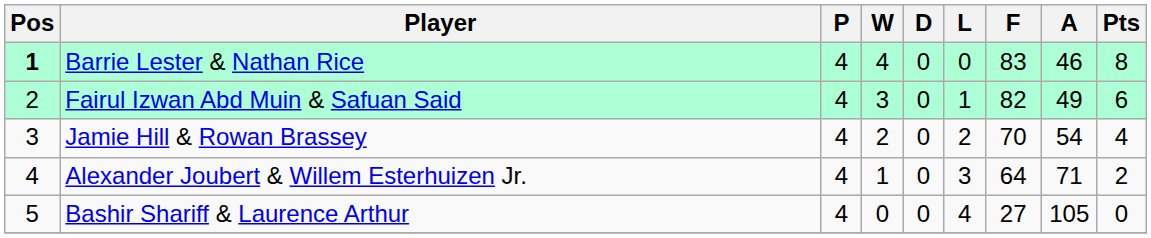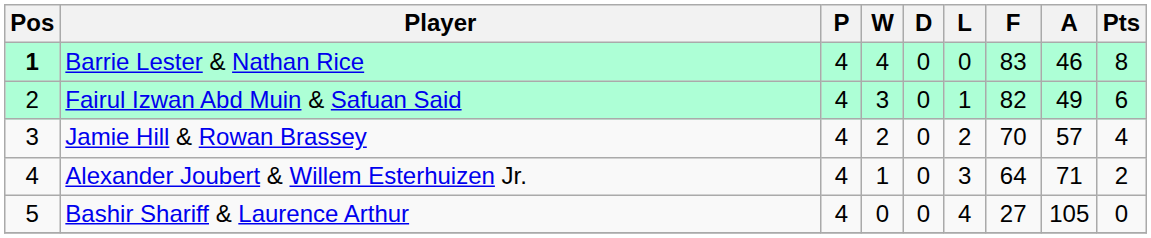(1069, 137) 54 -> (1069, 137) 57
